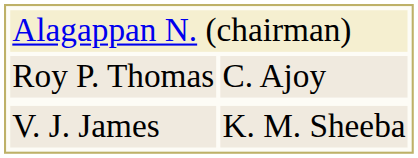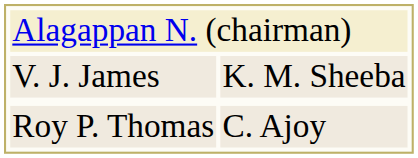rows swapped: (86, 126) <-> (113, 76)
